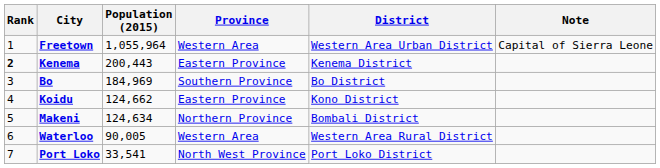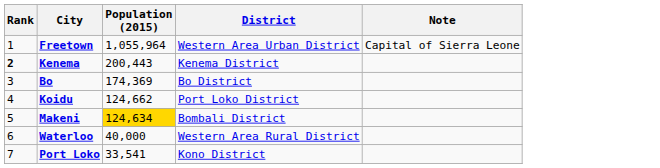- column: (242, 20)
(129, 81) 184,969 -> (129, 81) 174,369
(355, 99) Kono District -> (238, 99) Port Loko District
(129, 118) no background -> (129, 118) gold background
(125, 136) 90,005 -> (125, 136) 40,000
(372, 154) Port Loko District -> (222, 154) Kono District
